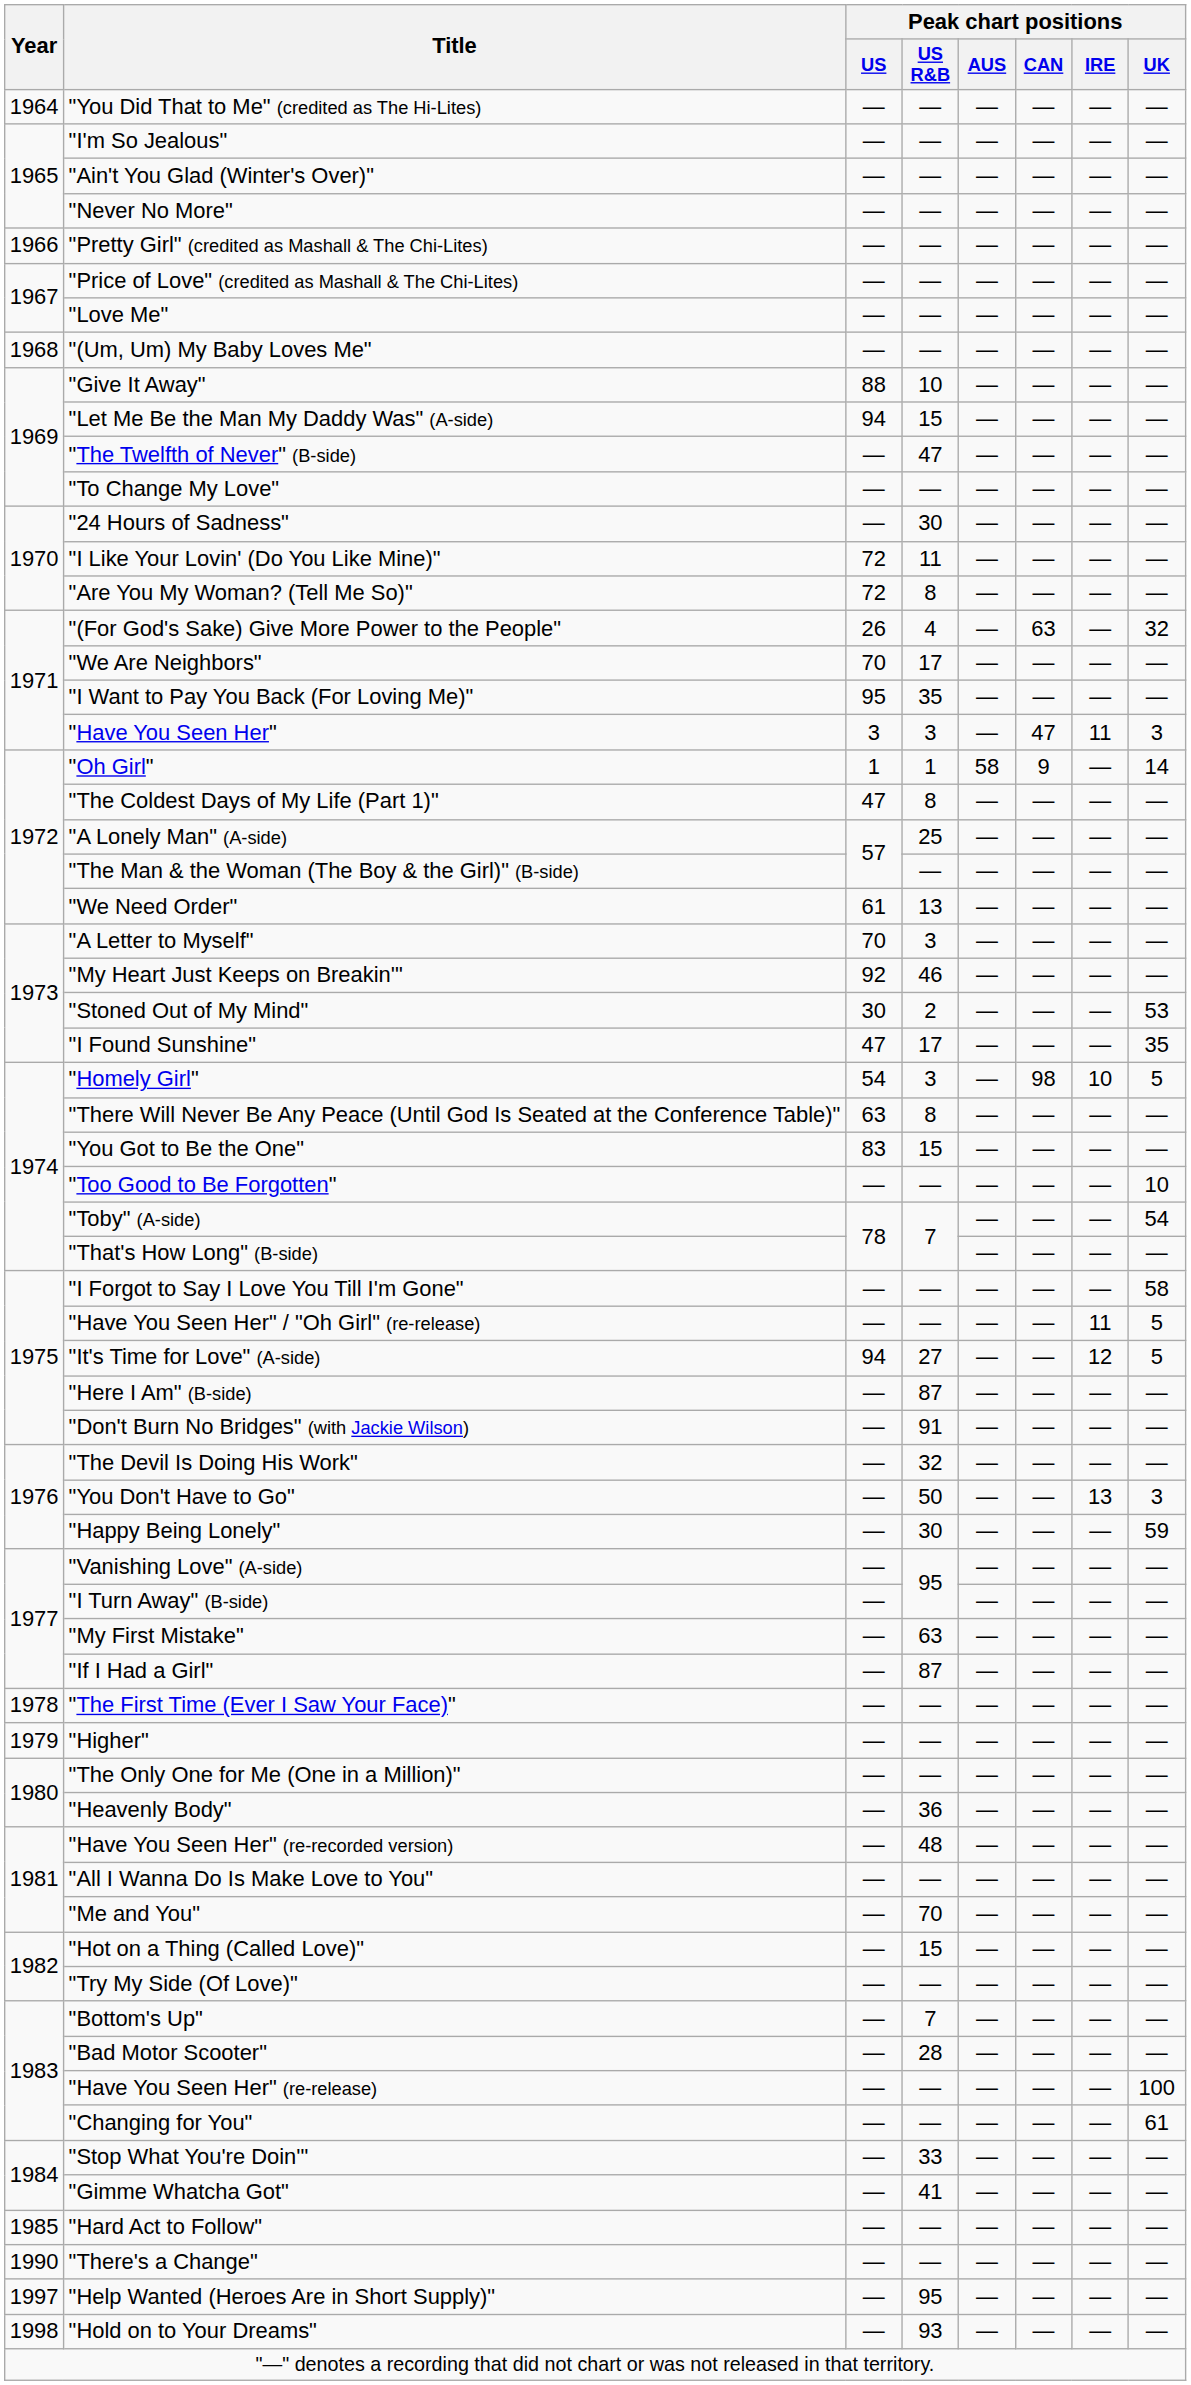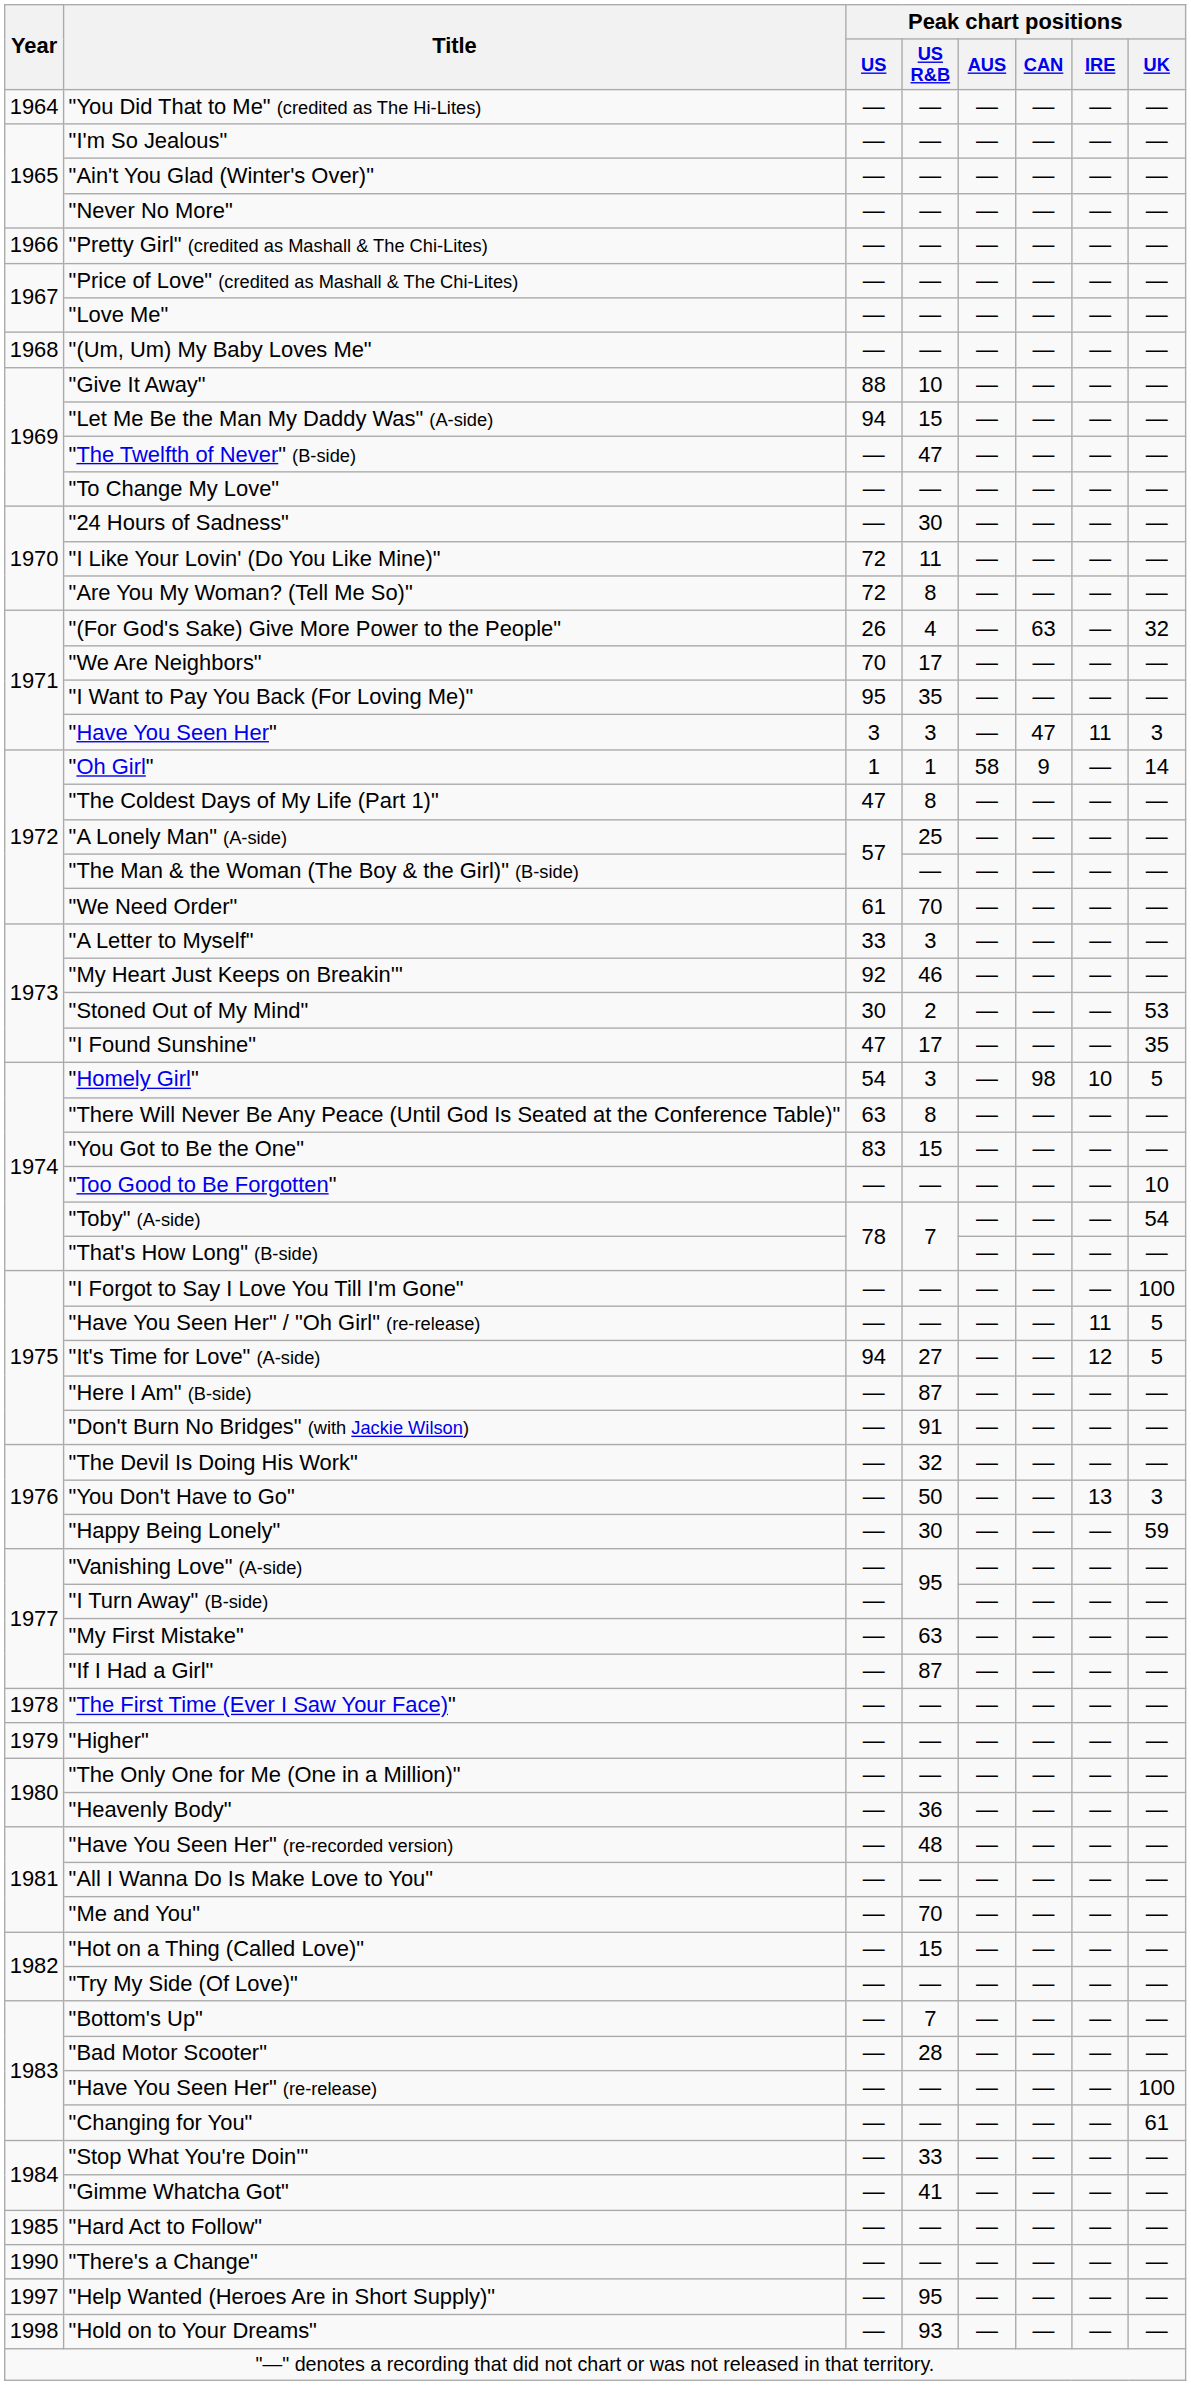(930, 905) 13 -> (930, 905) 70
(874, 940) 70 -> (874, 940) 33
(1157, 1288) 58 -> (1157, 1288) 100
